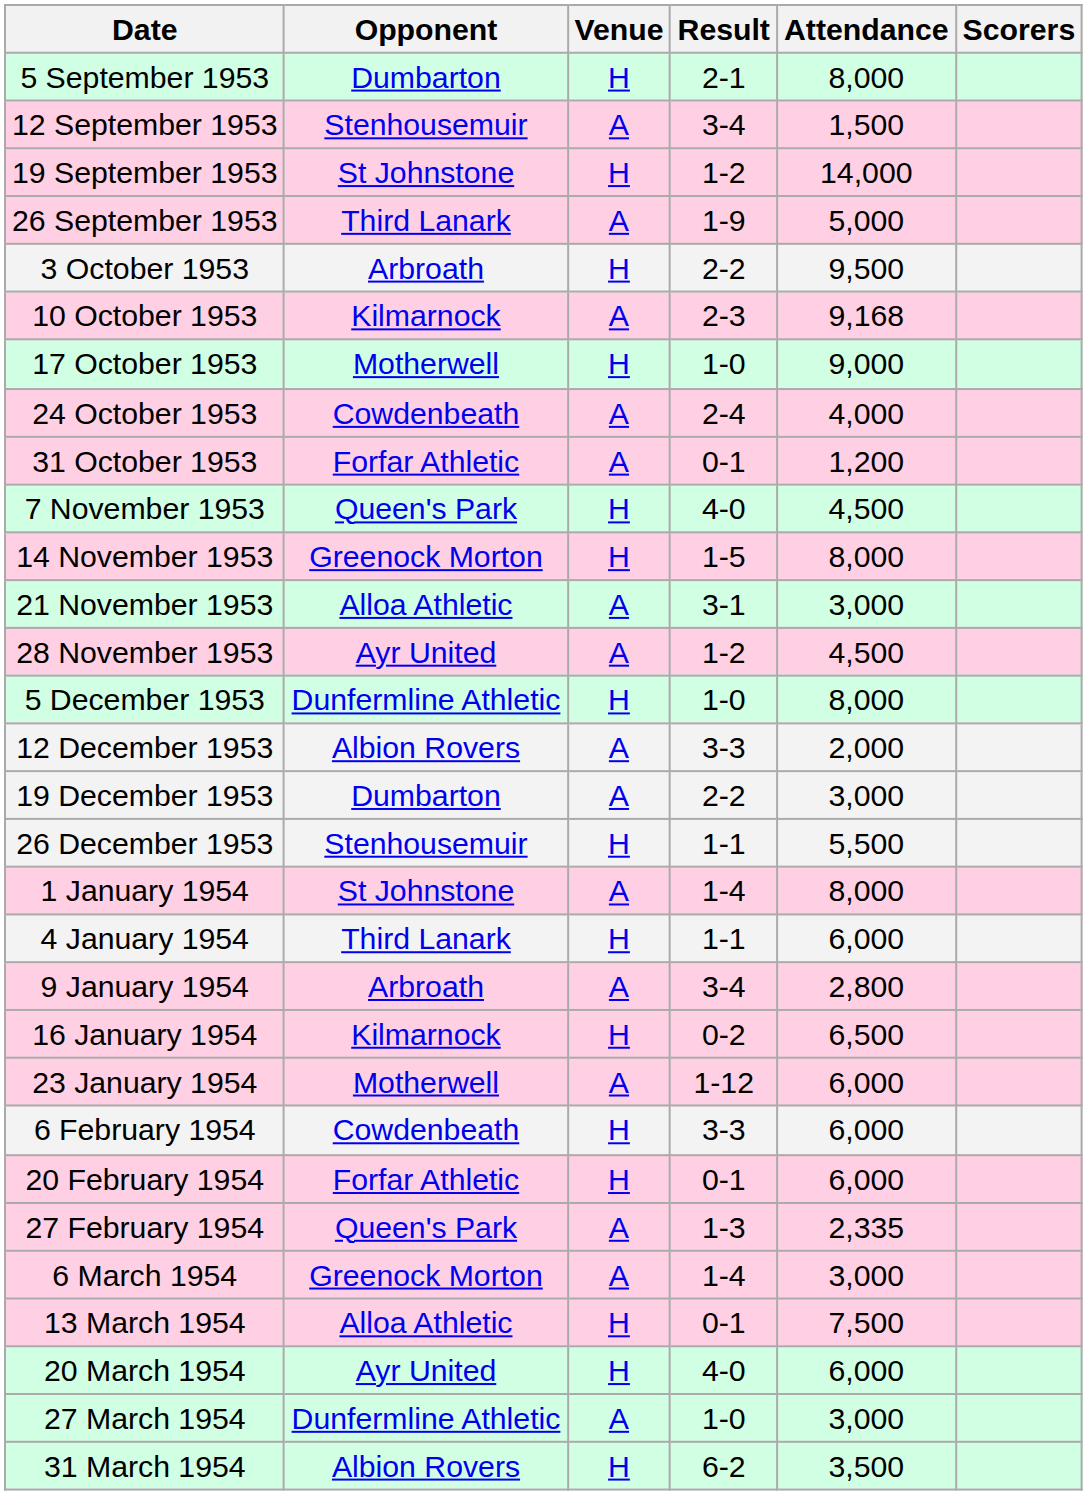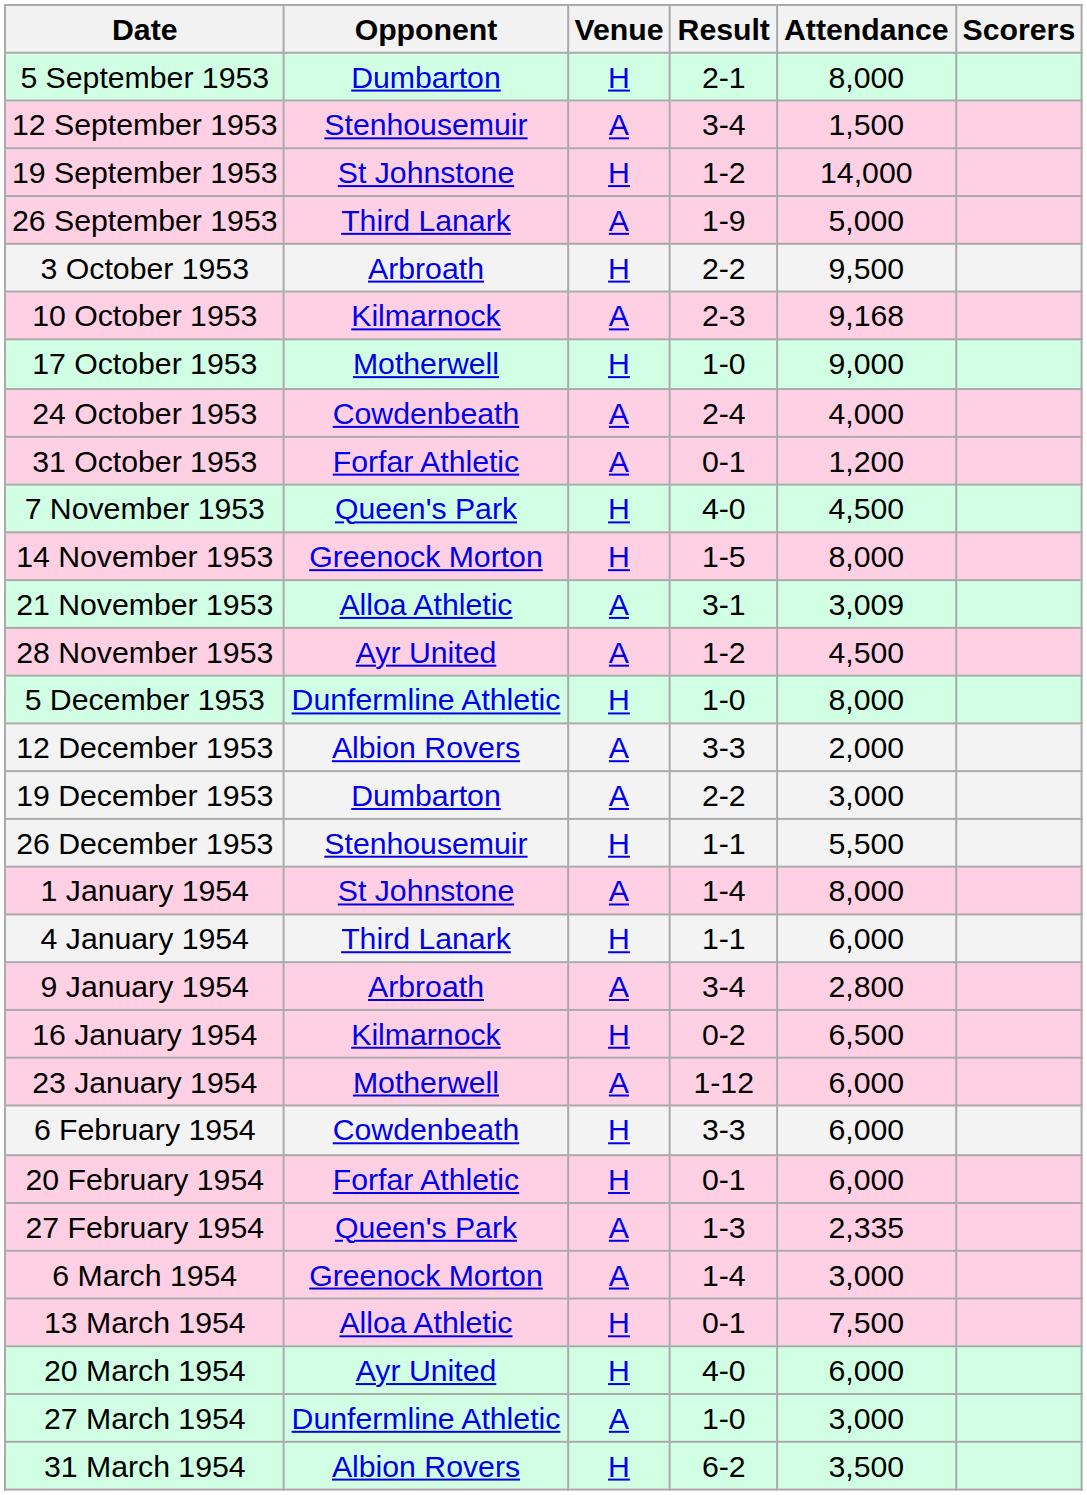(866, 604) 3,000 -> (866, 604) 3,009
